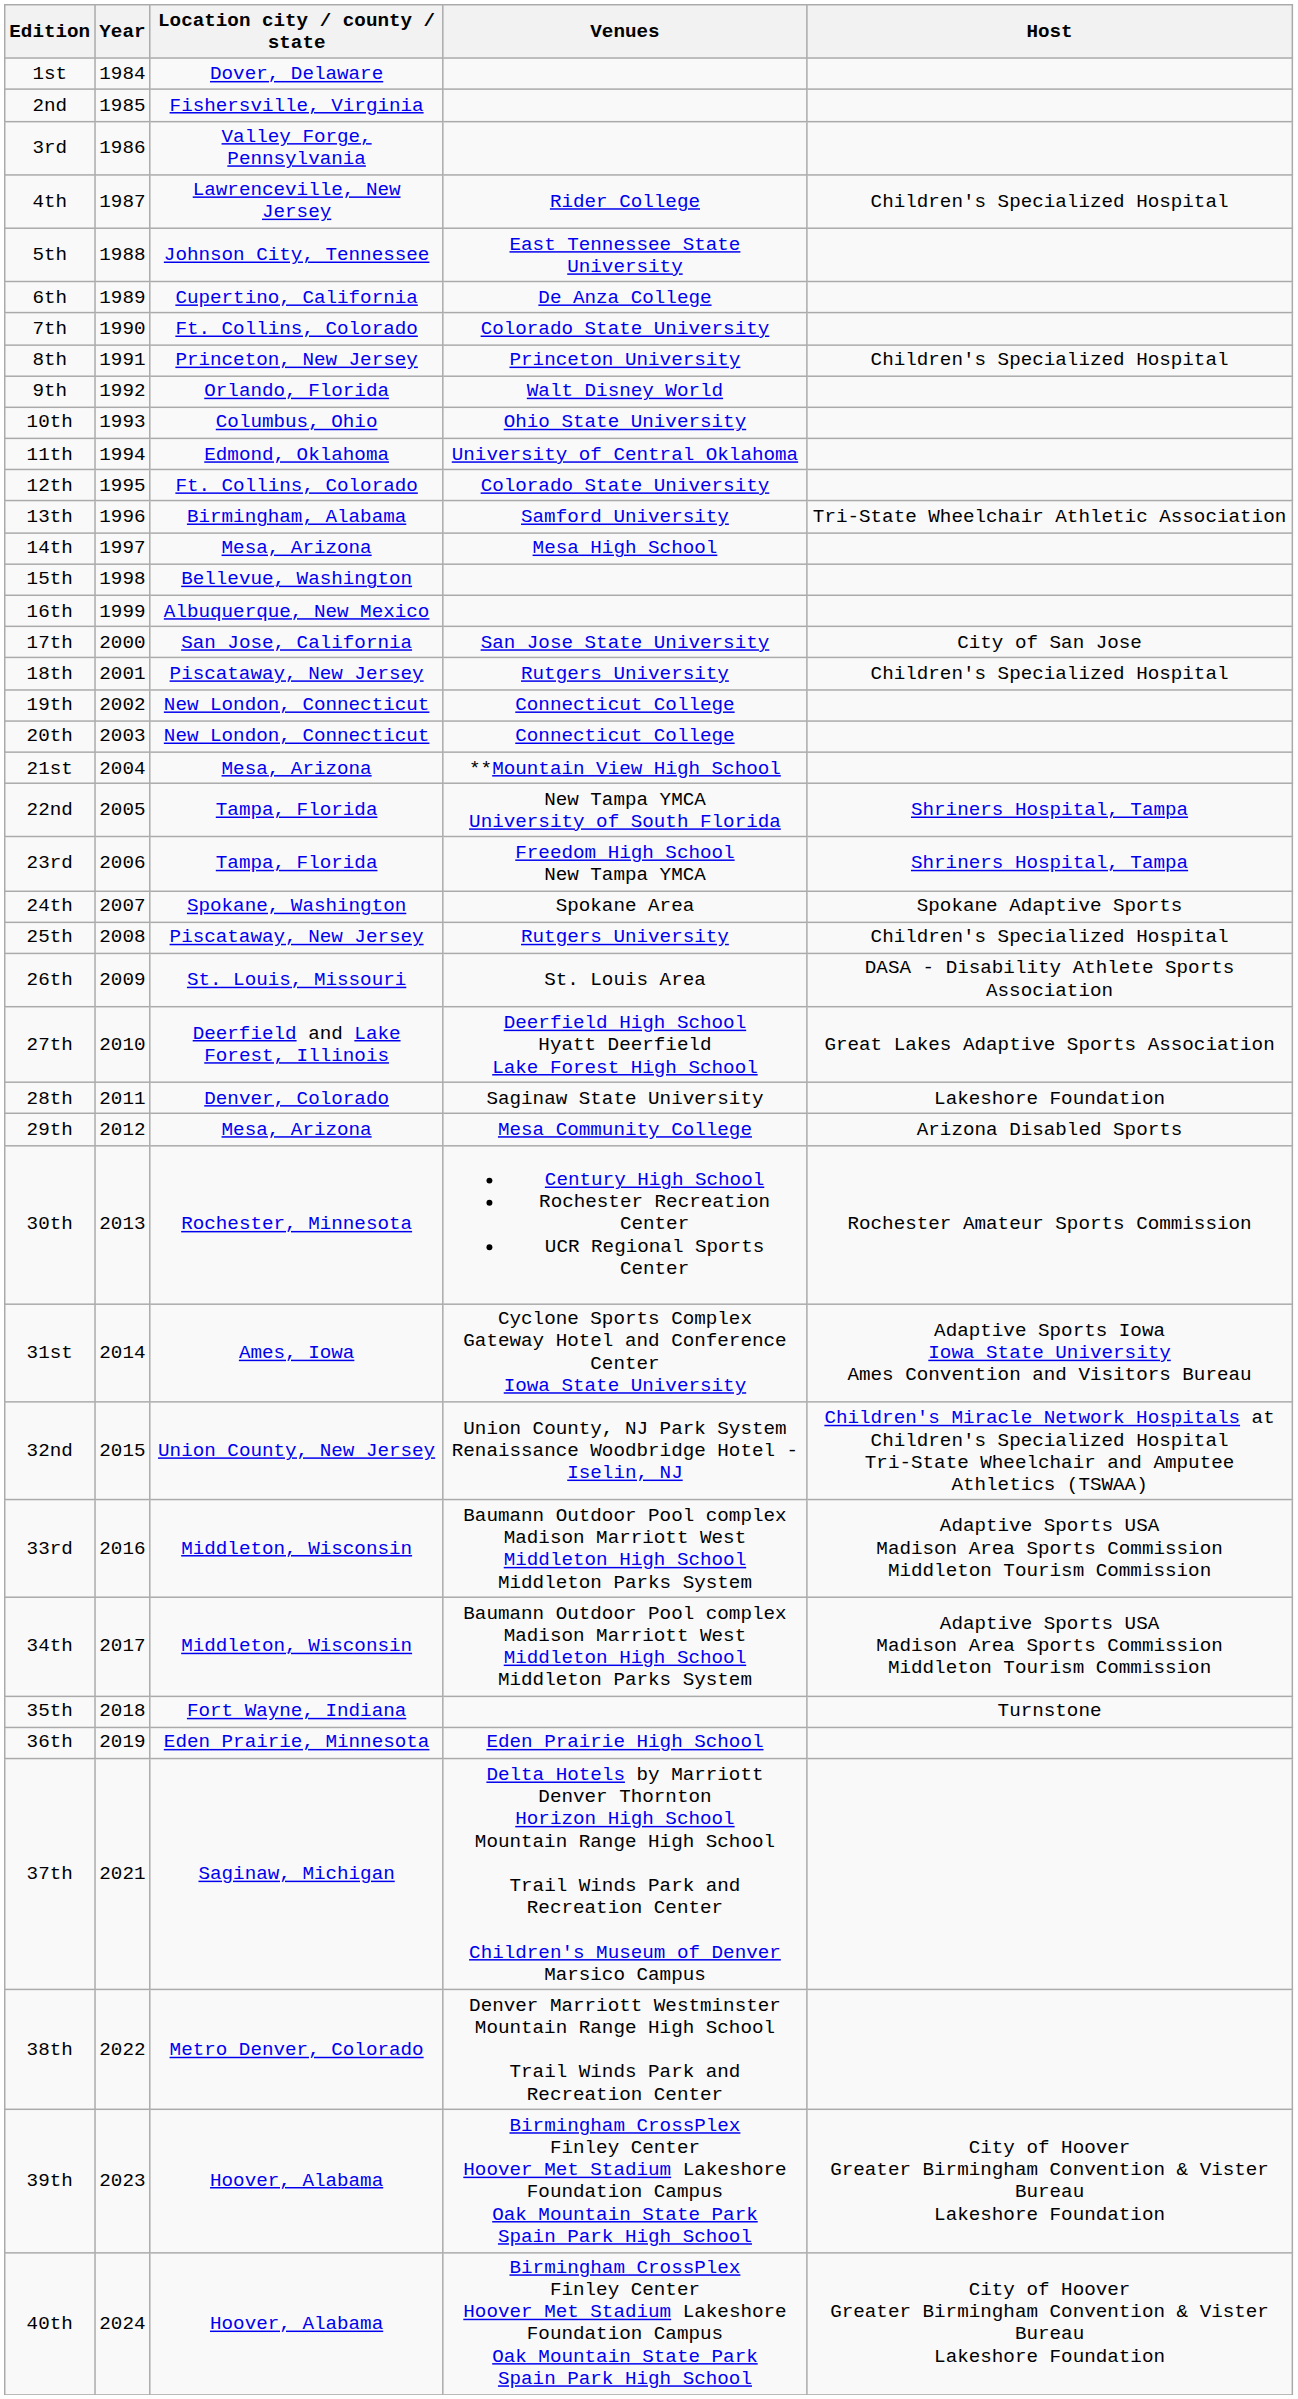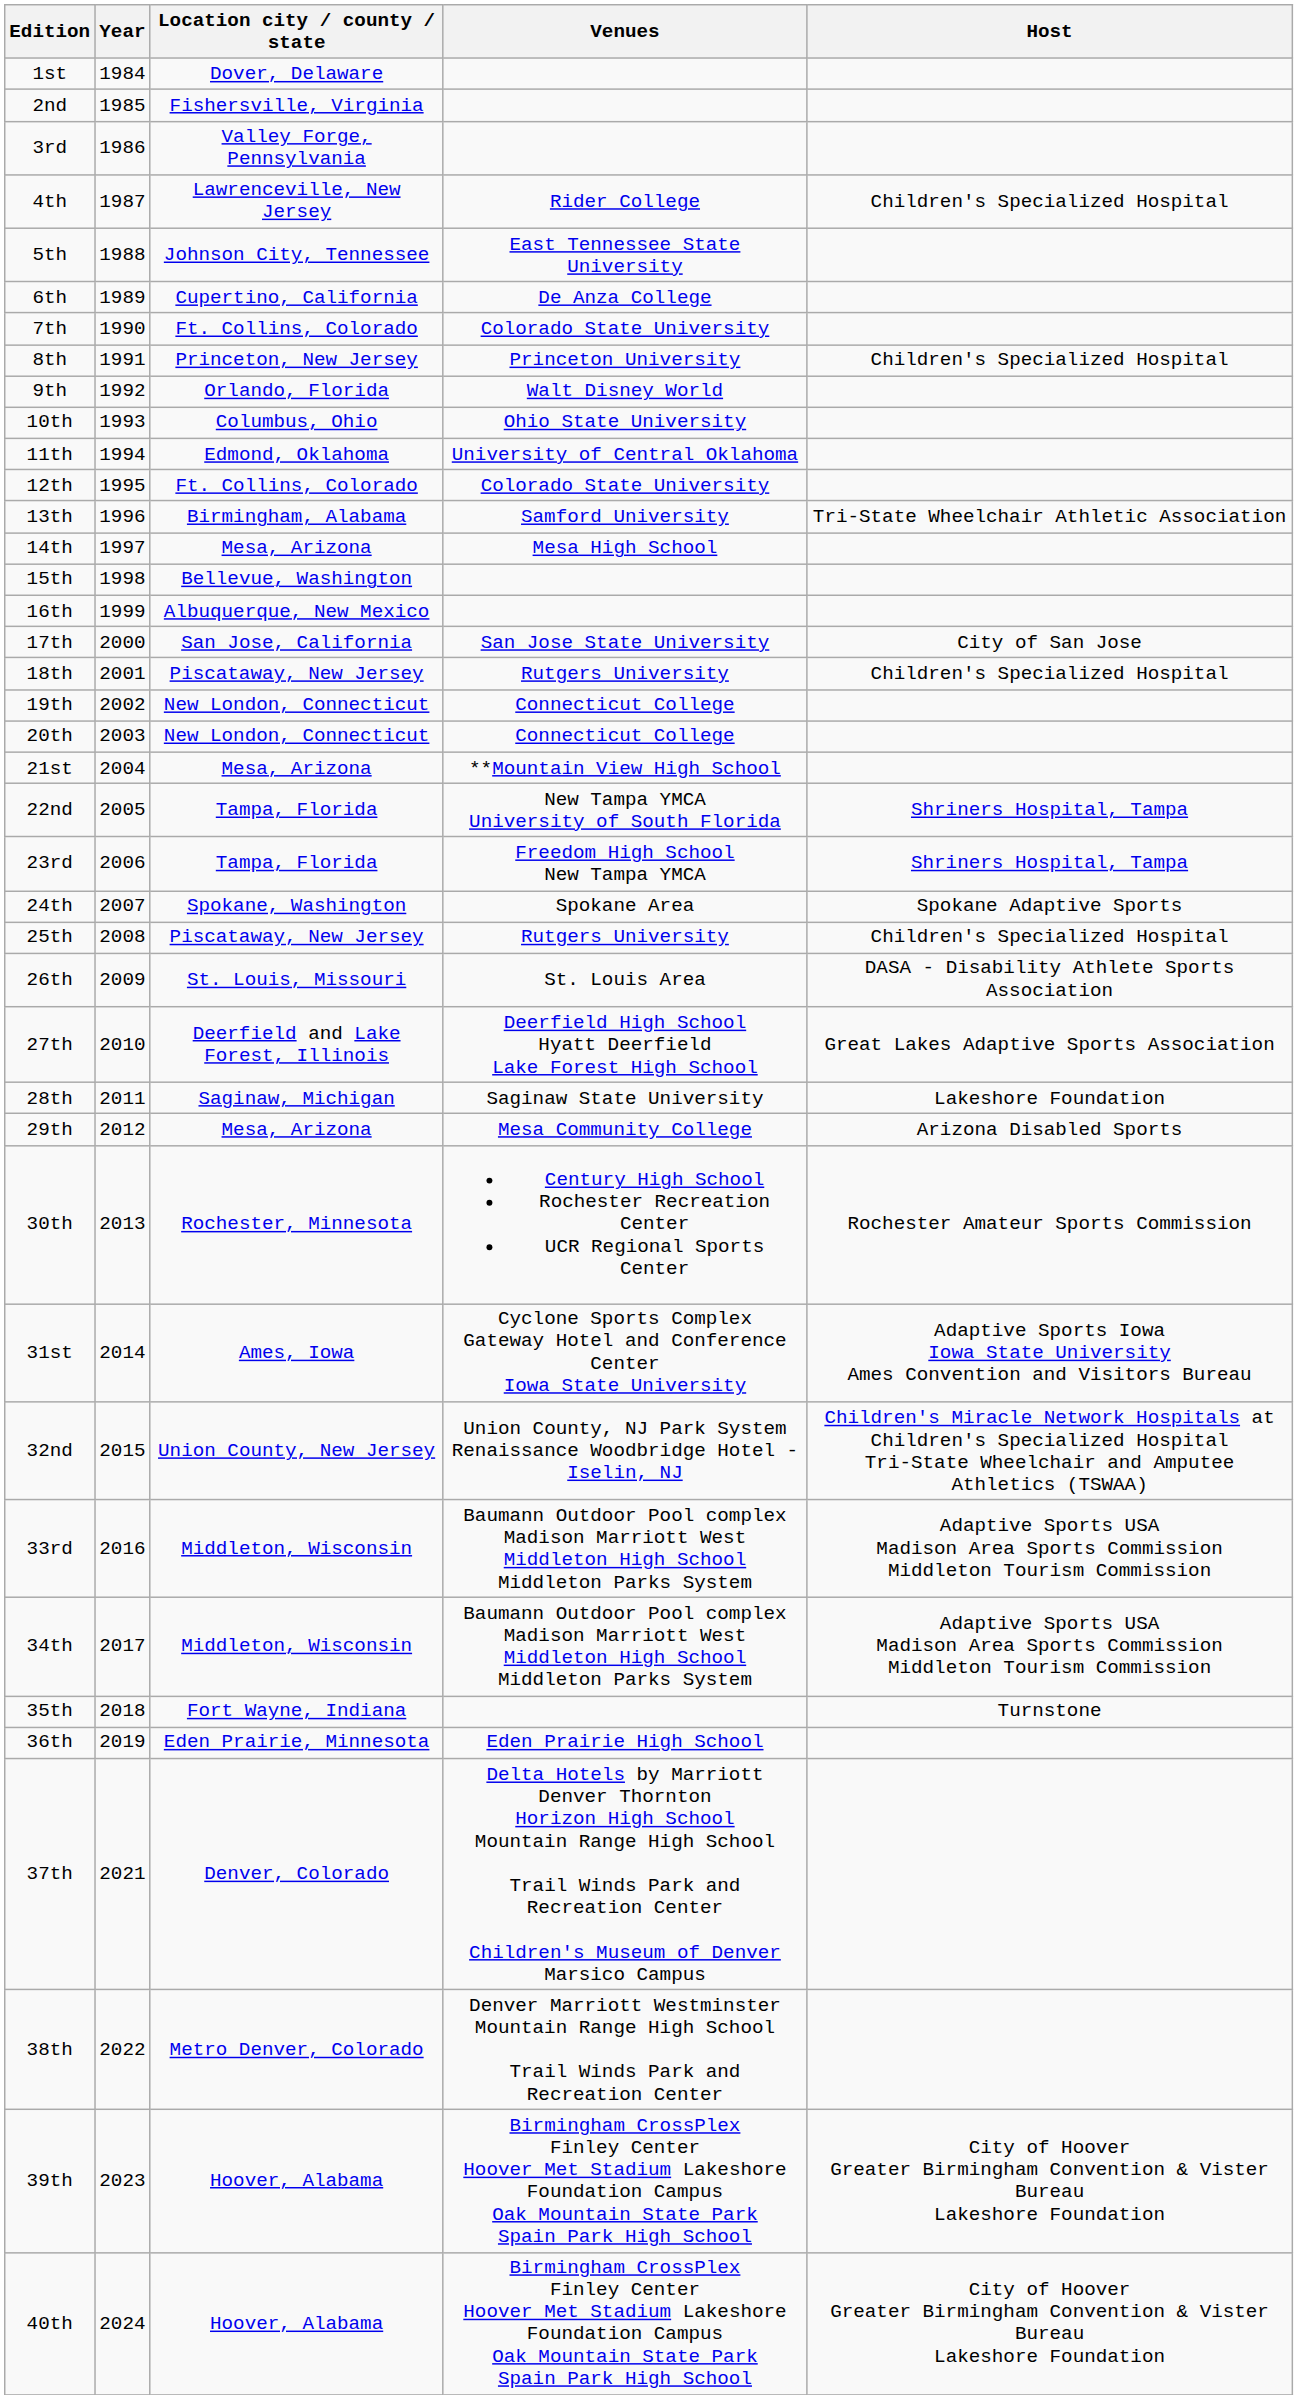(297, 1098) Denver, Colorado -> (297, 1098) Saginaw, Michigan
(297, 1874) Saginaw, Michigan -> (297, 1874) Denver, Colorado
